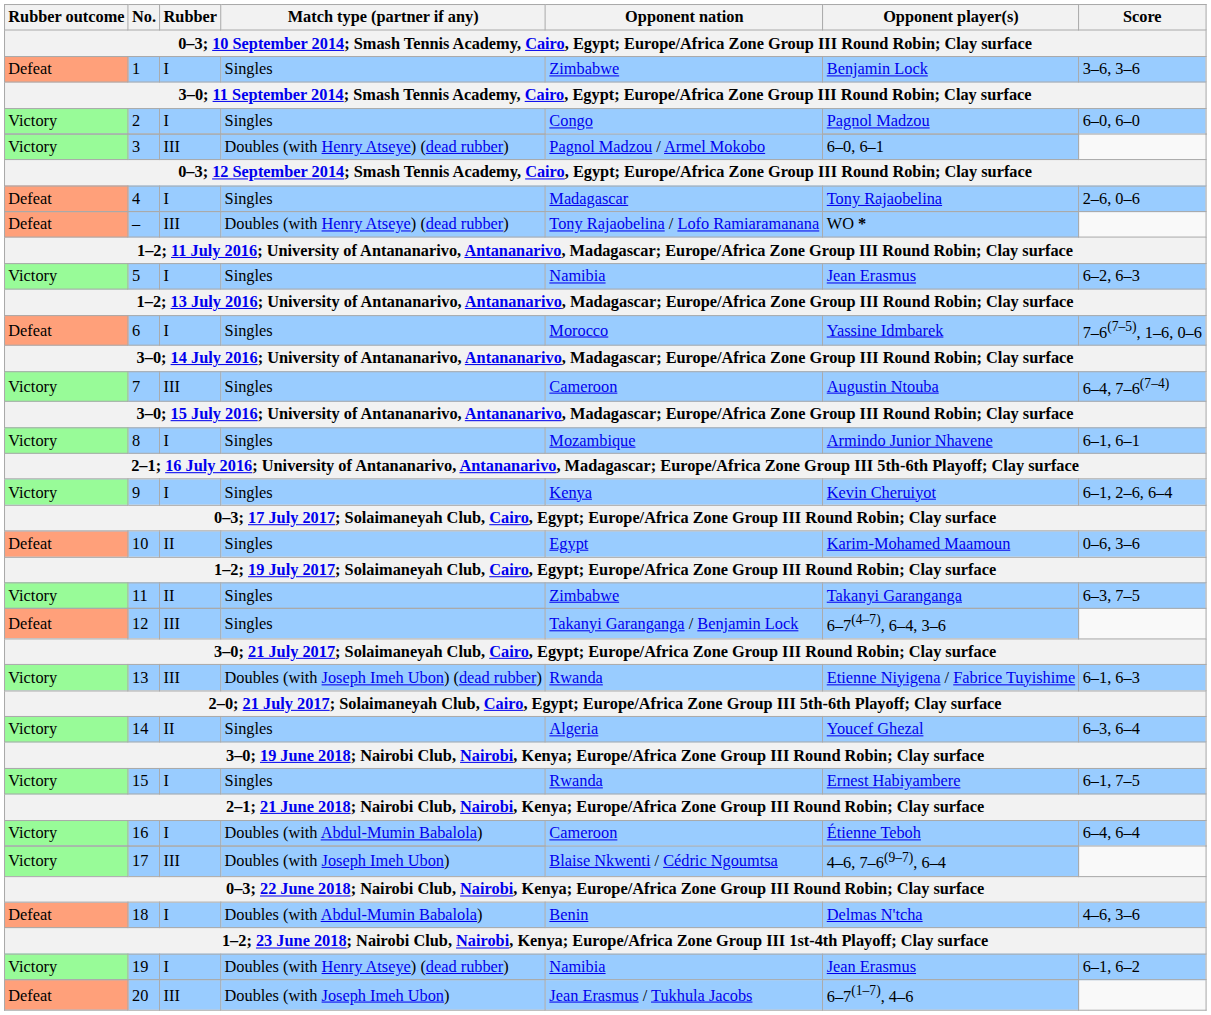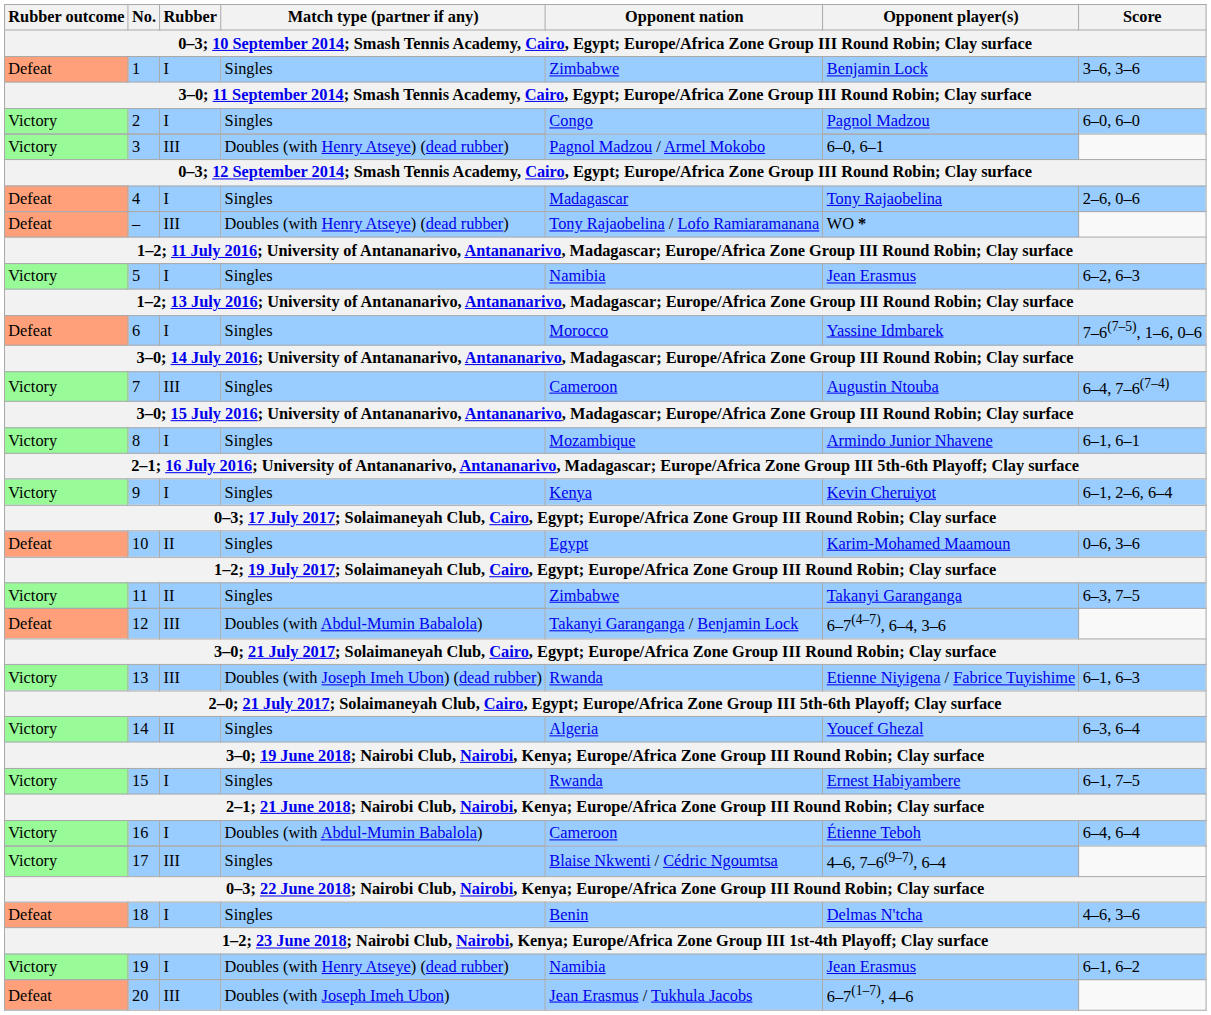(249, 623) Singles -> (354, 623) Doubles (with Abdul-Mumin Babalola)
(337, 861) Doubles (with Joseph Imeh Ubon) -> (249, 861) Singles
(354, 915) Doubles (with Abdul-Mumin Babalola) -> (249, 915) Singles
